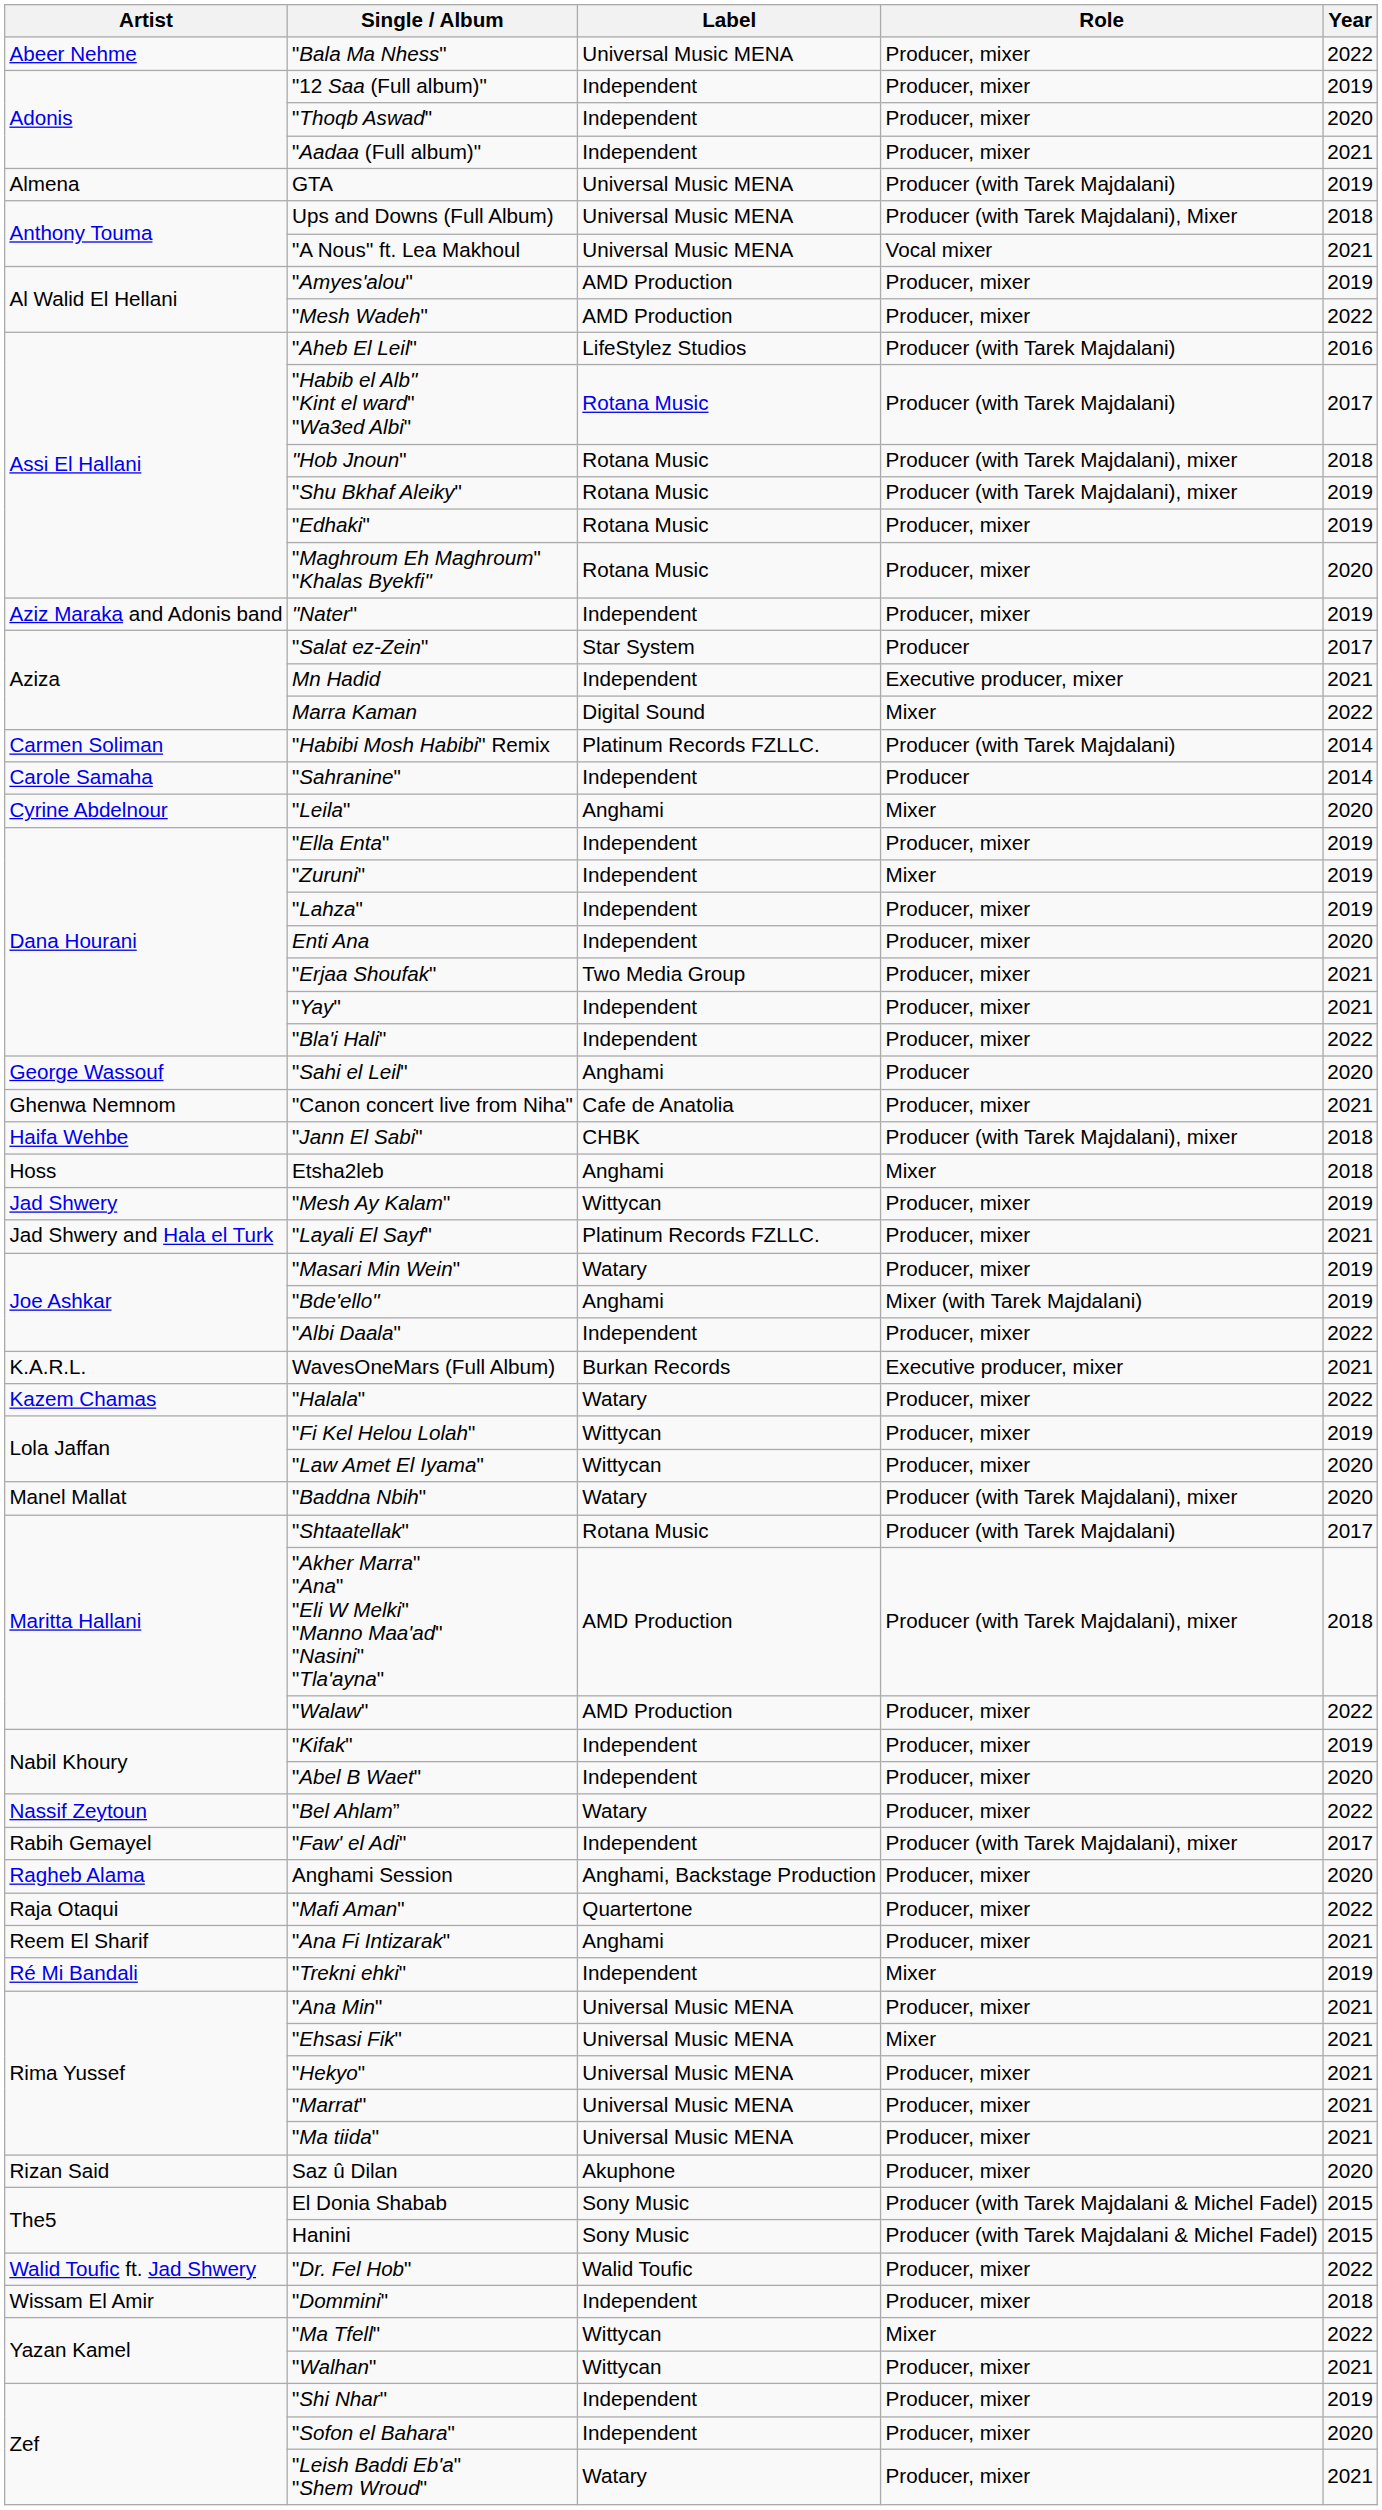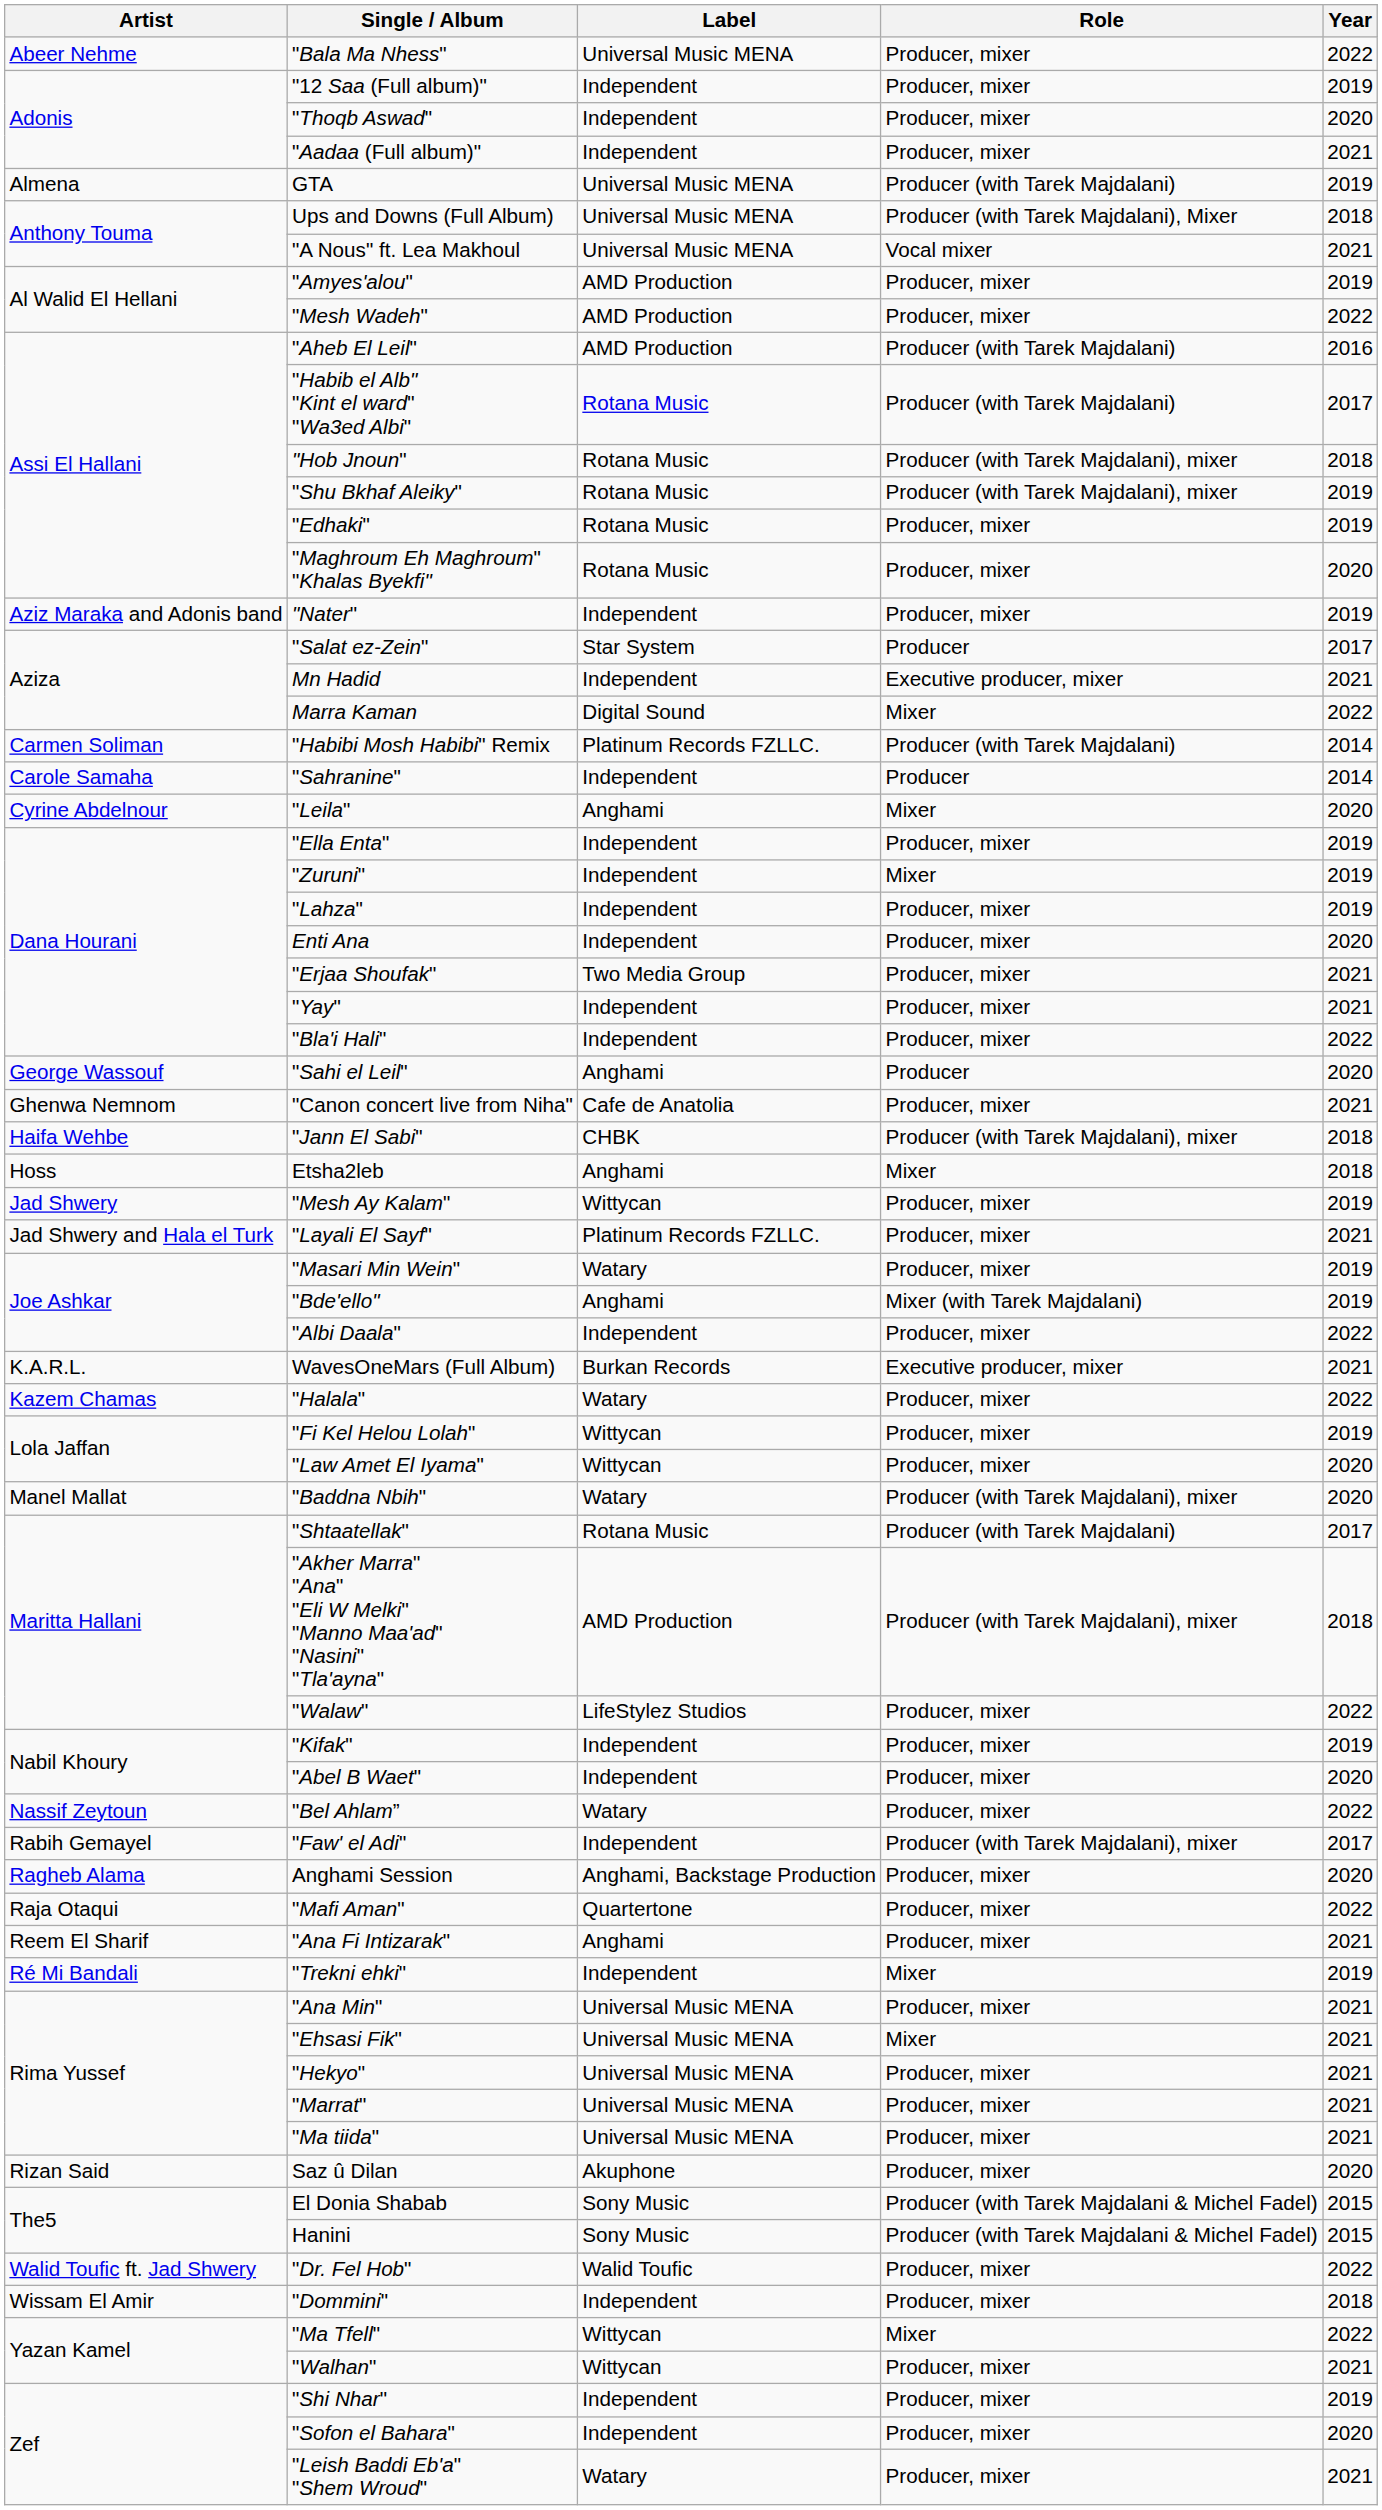(664, 348) LifeStylez Studios -> (657, 348) AMD Production
(657, 1712) AMD Production -> (664, 1712) LifeStylez Studios
